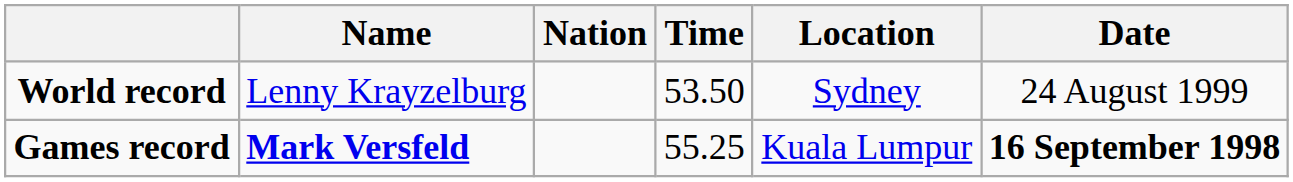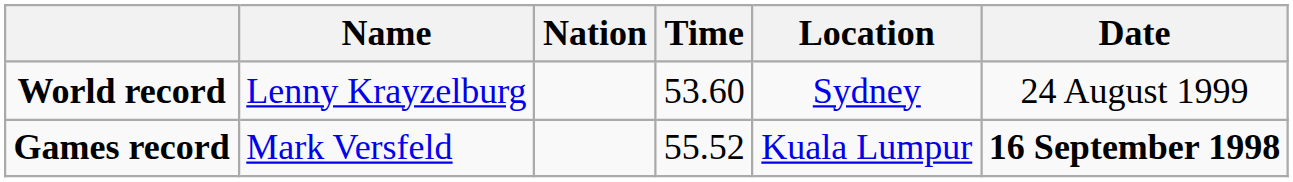(704, 90) 53.50 -> (704, 90) 53.60
(358, 147) bold -> (349, 147) normal
(704, 147) 55.25 -> (704, 147) 55.52
